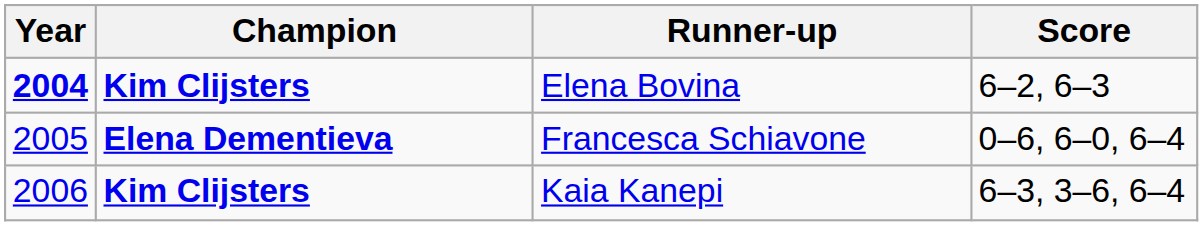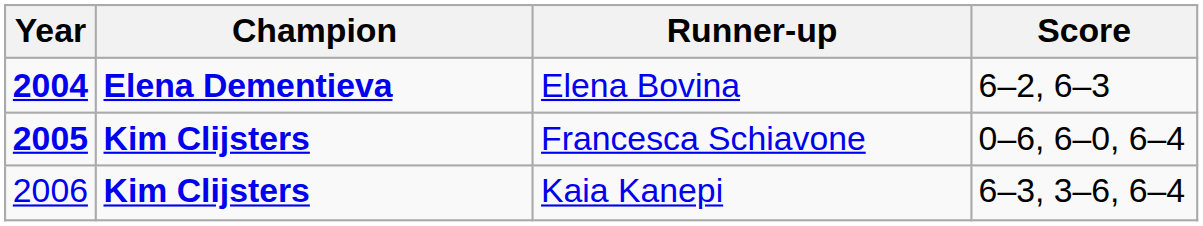(207, 84) Kim Clijsters -> (248, 84) Elena Dementieva
(50, 138) normal -> (50, 138) bold
(248, 138) Elena Dementieva -> (207, 138) Kim Clijsters
